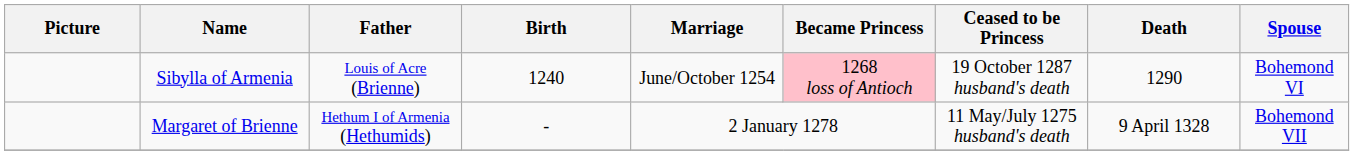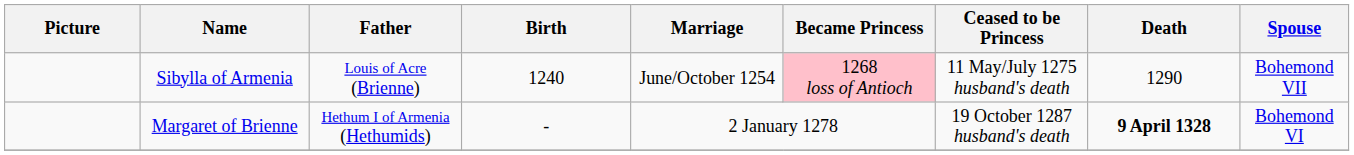(1012, 77) 19 October 1287 husband's death -> (1012, 77) 11 May/July 1275 husband's death
(1294, 77) Bohemond VI -> (1294, 77) Bohemond VII
(1012, 125) 11 May/July 1275 husband's death -> (1012, 125) 19 October 1287 husband's death
(1164, 125) normal -> (1164, 125) bold
(1294, 125) Bohemond VII -> (1294, 125) Bohemond VI
